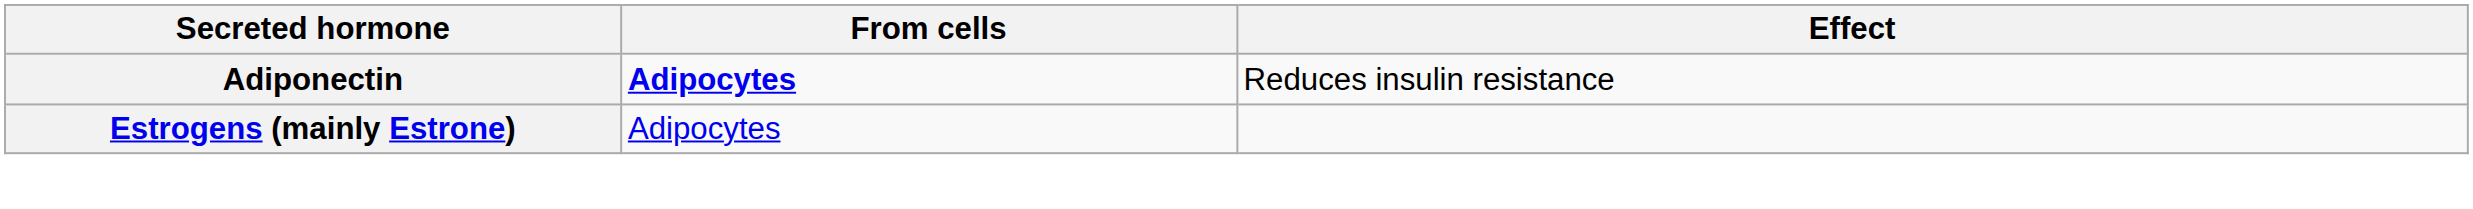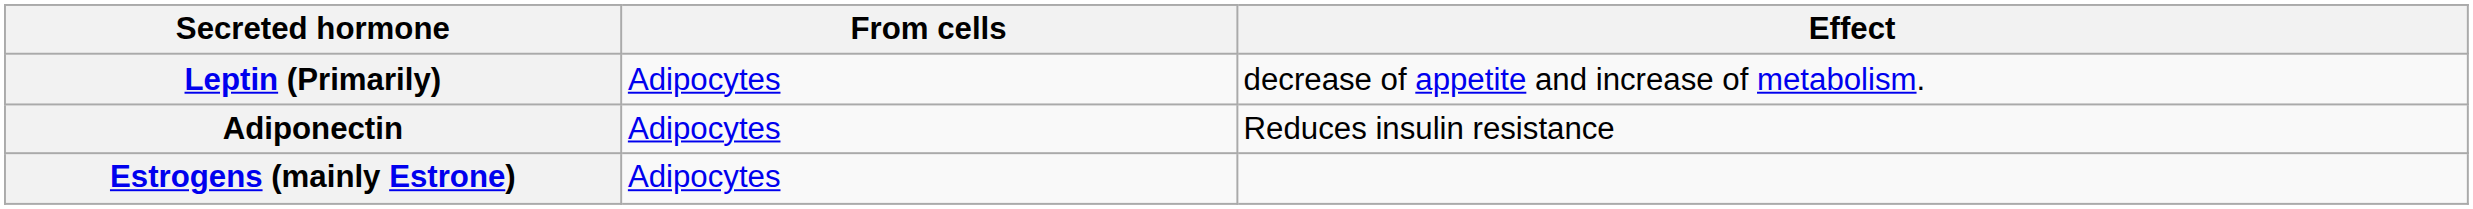+ row: (313, 78)
(712, 78) bold -> (704, 128) normal
